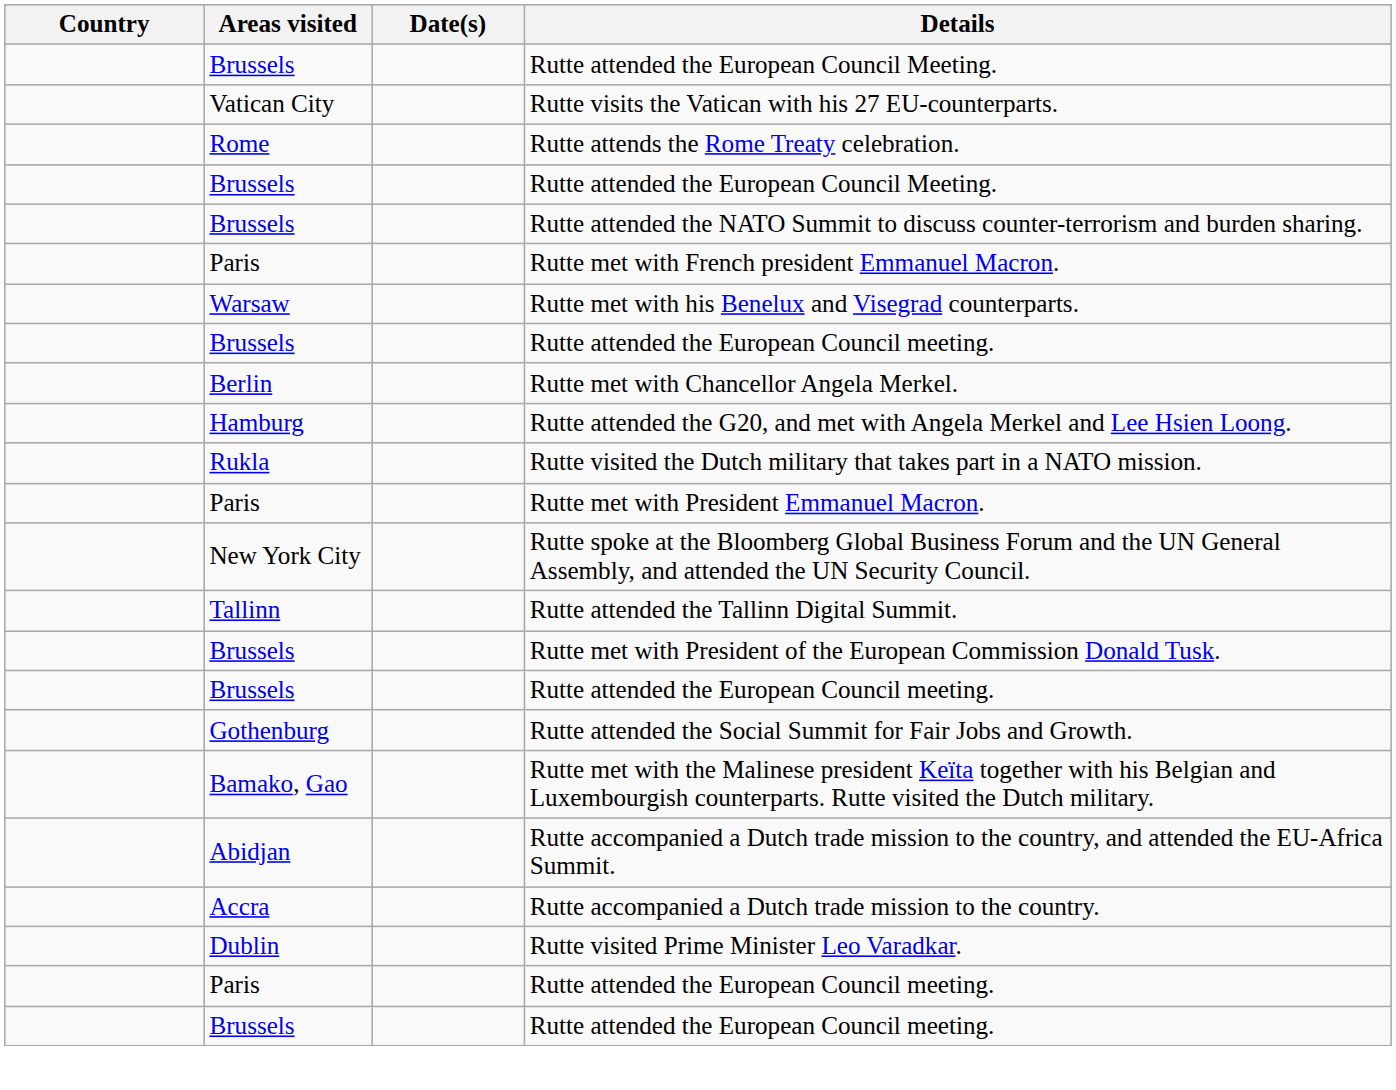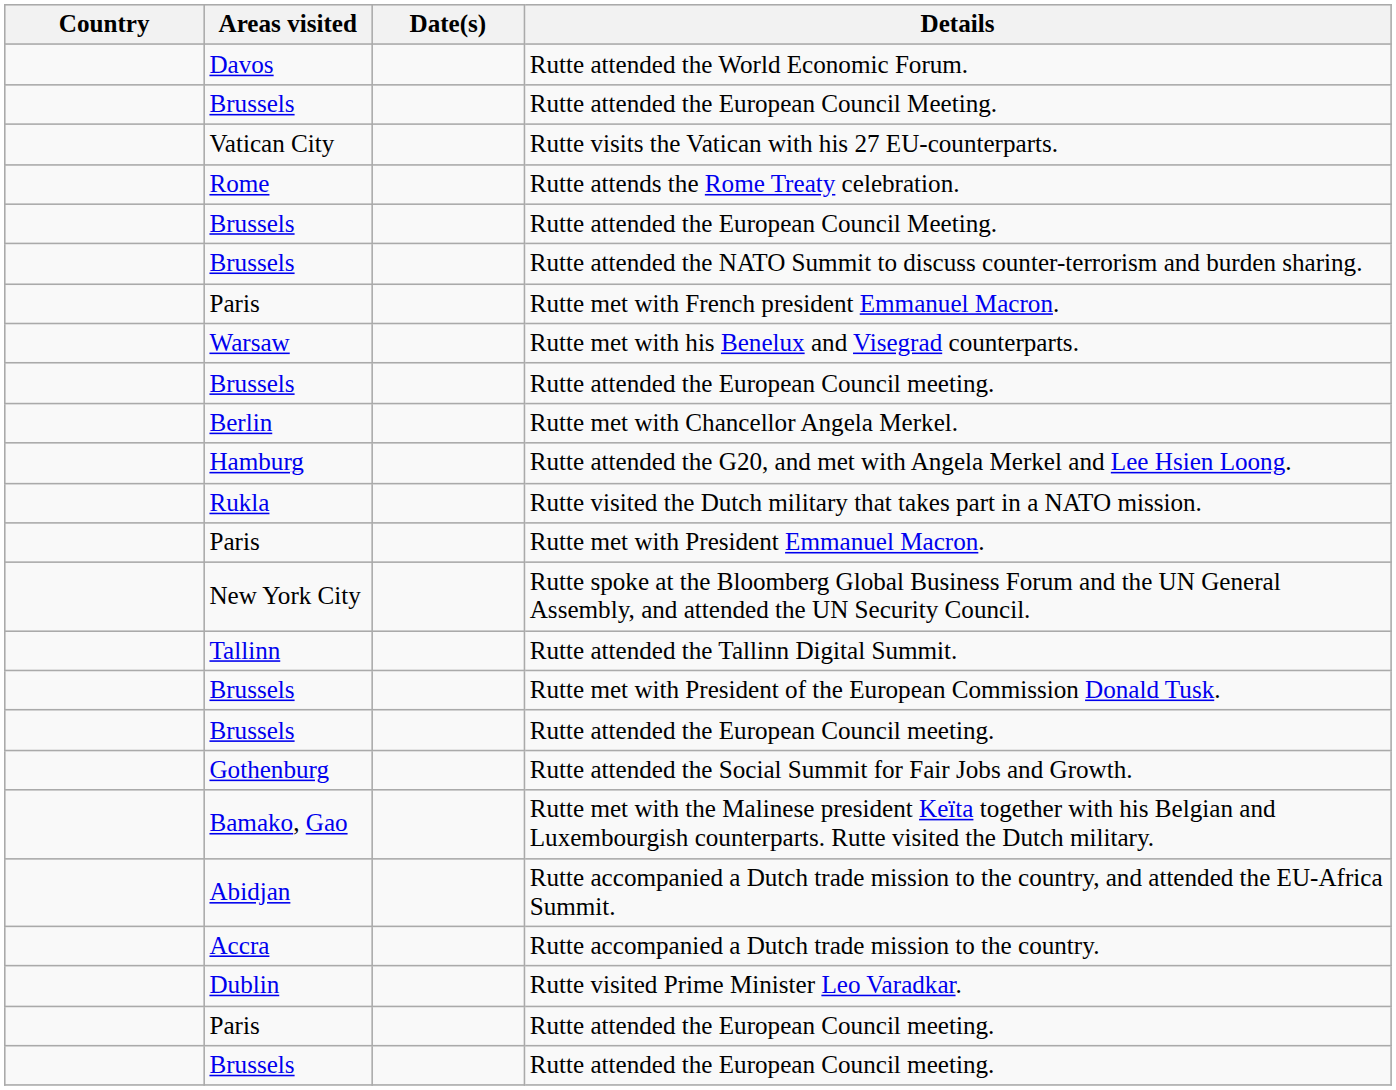+ row: (242, 64)
